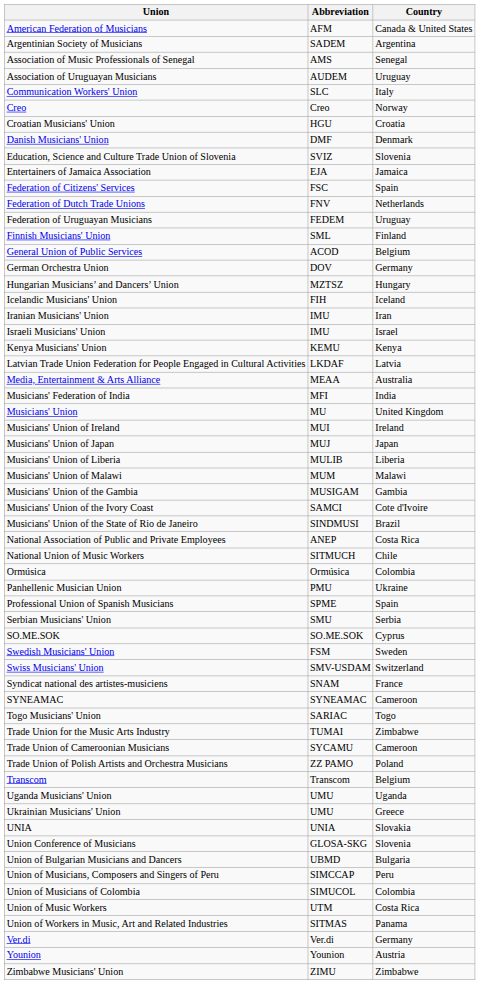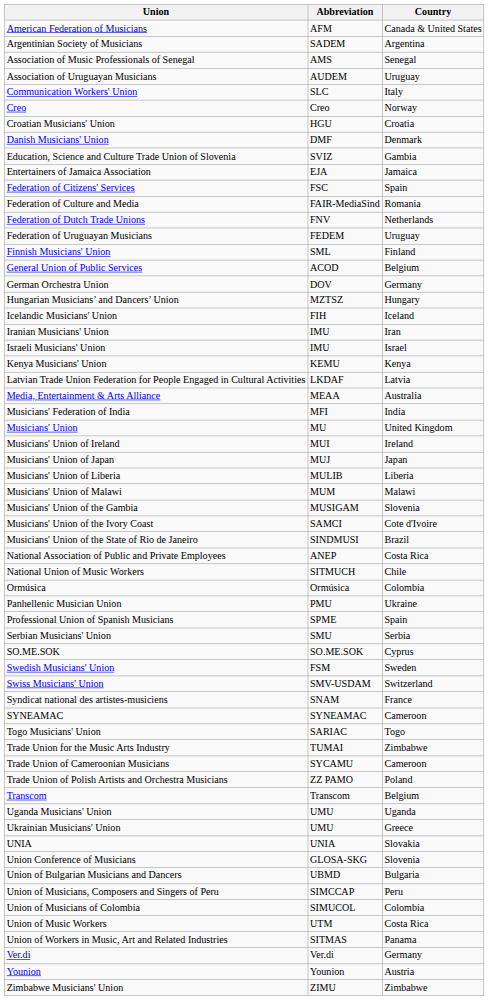(393, 156) Slovenia -> (400, 156) Gambia
+ row: (73, 204)
(391, 492) Gambia -> (402, 508) Slovenia
